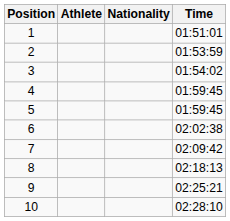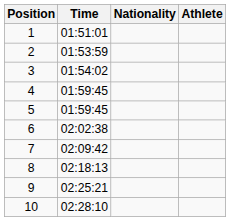columns swapped: (81, 14) <-> (199, 14)
